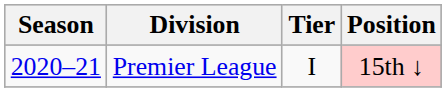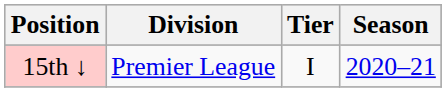columns swapped: (56, 24) <-> (391, 24)
